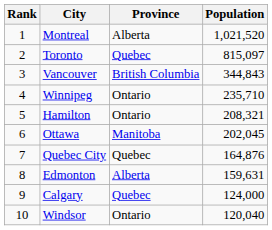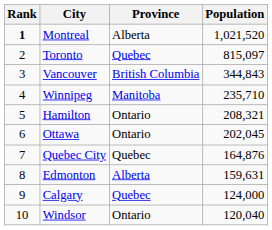(22, 34) normal -> (22, 34) bold
(131, 94) Ontario -> (136, 94) Manitoba
(136, 134) Manitoba -> (131, 134) Ontario
